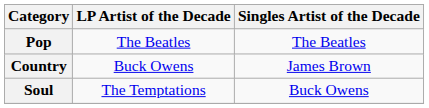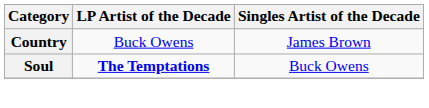- row: (39, 41)
(154, 90) normal -> (154, 66) bold
